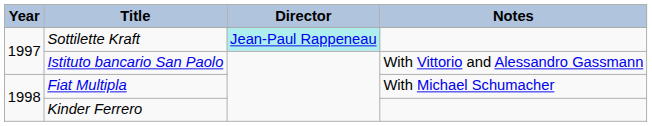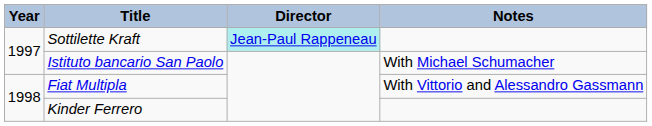(513, 62) With Vittorio and Alessandro Gassmann -> (469, 62) With Michael Schumacher
(469, 86) With Michael Schumacher -> (513, 86) With Vittorio and Alessandro Gassmann
